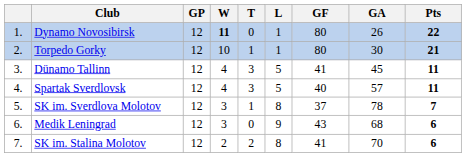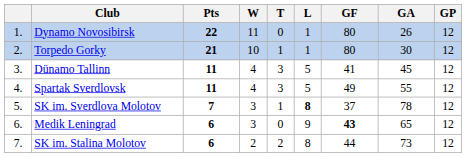columns swapped: (197, 13) <-> (433, 13)
(224, 32) bold -> (253, 32) normal
(320, 87) 40 -> (350, 87) 49
(377, 87) 57 -> (406, 87) 55
(279, 106) normal -> (308, 106) bold
(320, 124) normal -> (350, 124) bold
(377, 124) 68 -> (406, 124) 65
(320, 143) 41 -> (350, 143) 44
(377, 143) 70 -> (406, 143) 73
